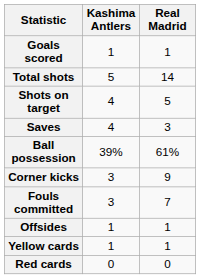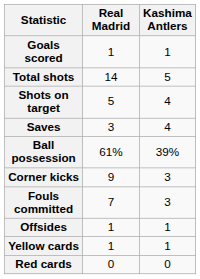columns swapped: (167, 20) <-> (111, 20)
